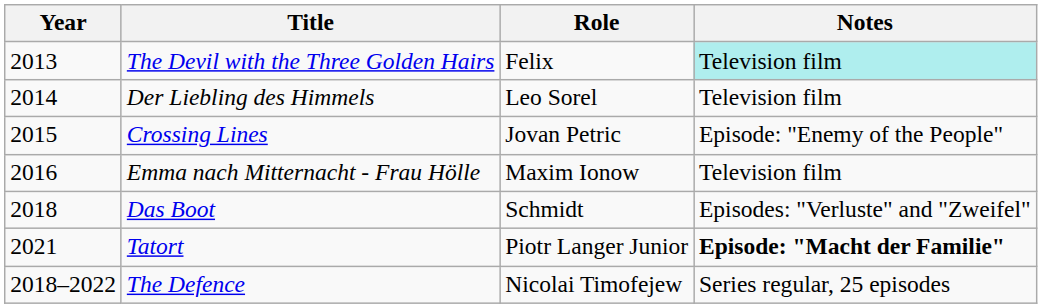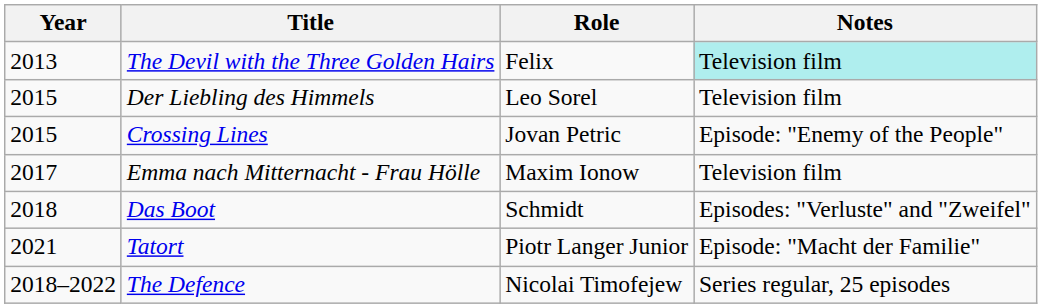(34, 97) 2014 -> (34, 97) 2015
(34, 172) 2016 -> (34, 172) 2017
(852, 246) bold -> (840, 246) normal
